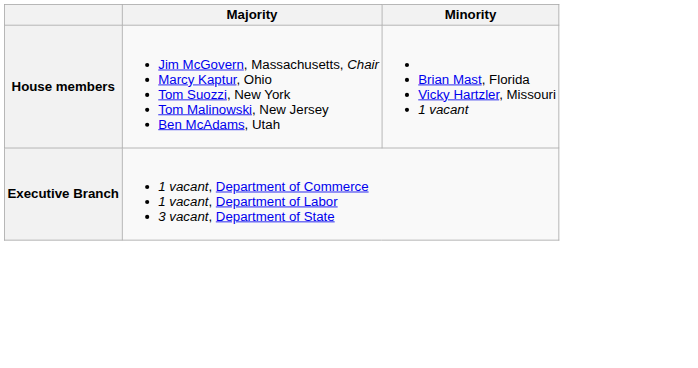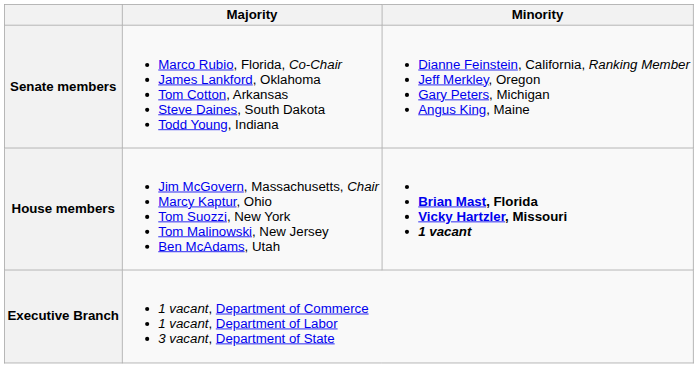+ row: (63, 86)
(471, 87) normal -> (537, 209) bold
